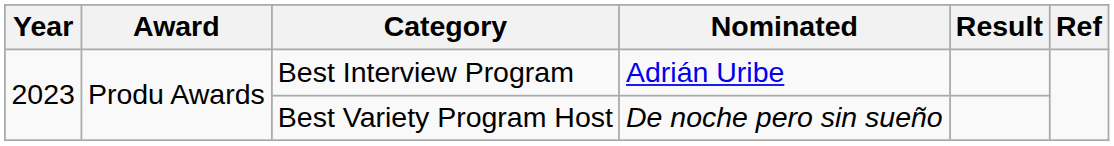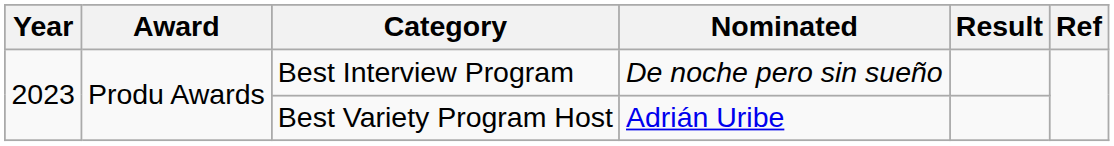(705, 72) Adrián Uribe -> (784, 72) De noche pero sin sueño
(784, 117) De noche pero sin sueño -> (705, 117) Adrián Uribe
